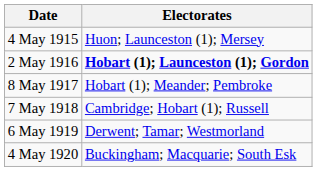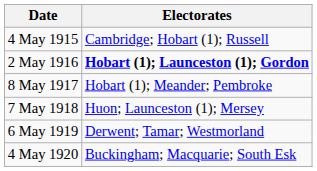(174, 39) Huon; Launceston (1); Mersey -> (177, 39) Cambridge; Hobart (1); Russell
(177, 108) Cambridge; Hobart (1); Russell -> (174, 108) Huon; Launceston (1); Mersey
